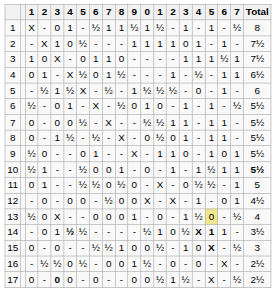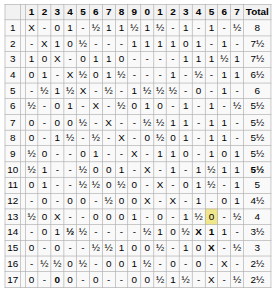(147, 169) 0 -> (147, 169) X
(199, 185) ½ -> (199, 185) 1
